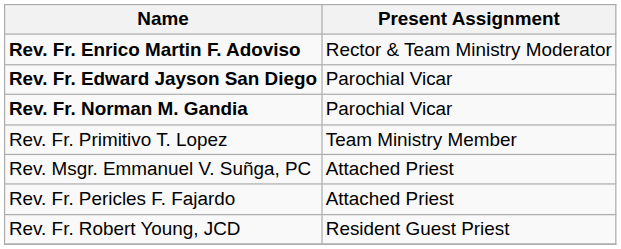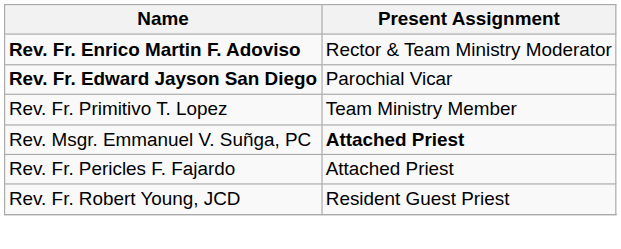- row: (128, 109)
(390, 169) normal -> (395, 139) bold
